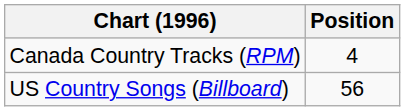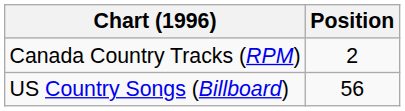(352, 55) 4 -> (352, 55) 2
